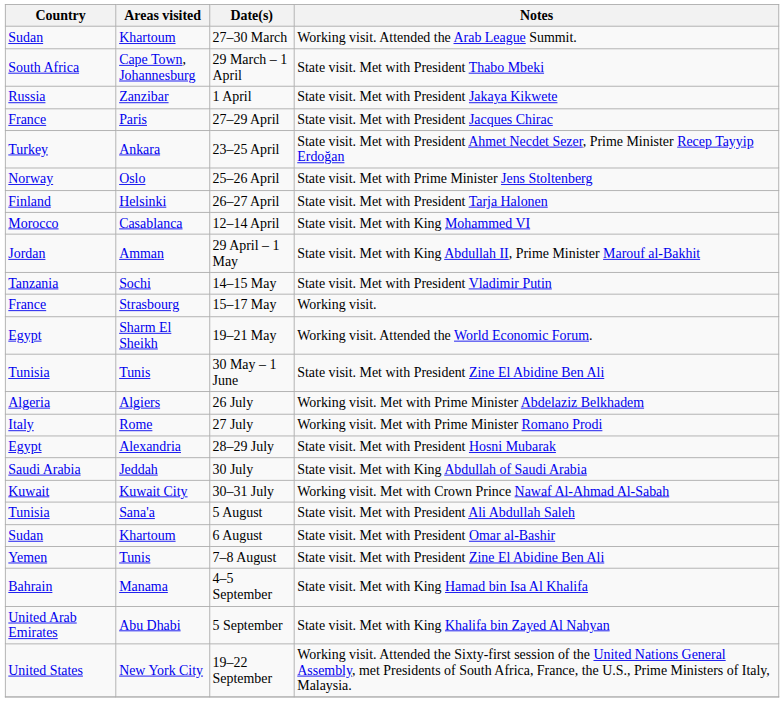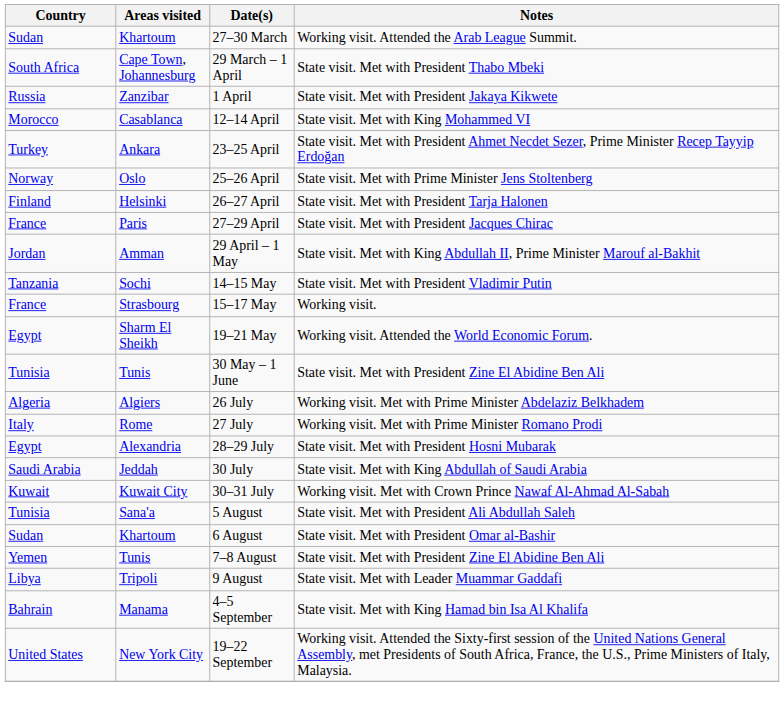rows swapped: (246, 223) <-> (246, 119)
+ row: (237, 579)
- row: (248, 625)
